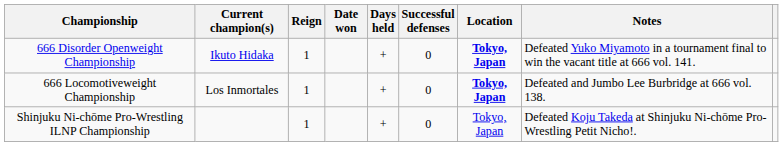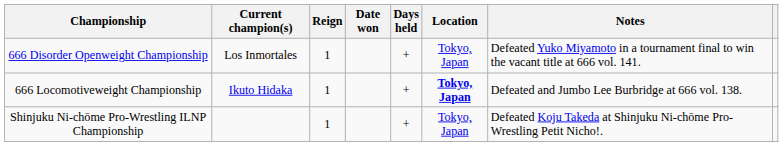- column: (428, 21)
(242, 55) Ikuto Hidaka -> (261, 55) Los Inmortales
(490, 55) bold -> (455, 55) normal
(242, 89) Los Inmortales -> (261, 89) Ikuto Hidaka
